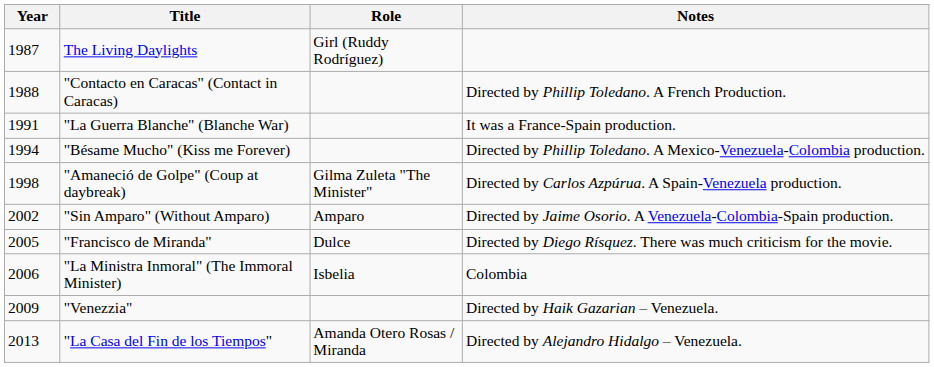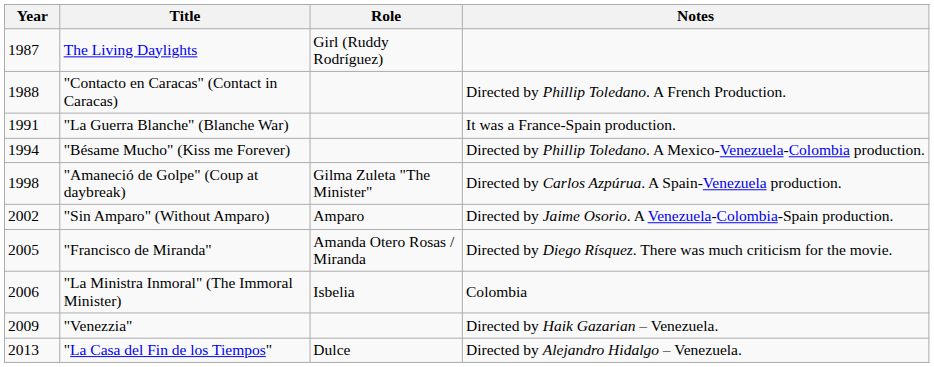(332, 241) Dulce -> (384, 250) Amanda Otero Rosas / Miranda
(384, 341) Amanda Otero Rosas / Miranda -> (332, 350) Dulce
